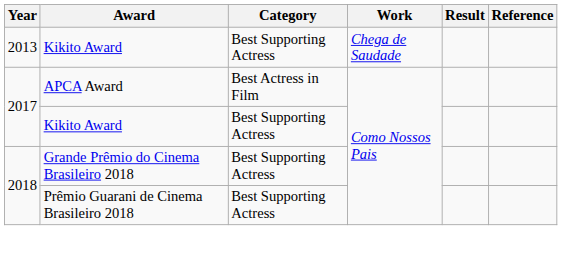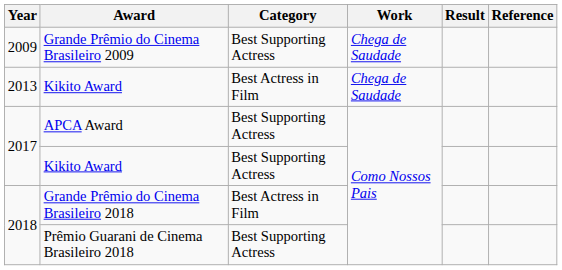+ row: (22, 47)
(278, 47) Best Supporting Actress -> (275, 86) Best Actress in Film
(275, 86) Best Actress in Film -> (278, 126) Best Supporting Actress
(278, 165) Best Supporting Actress -> (275, 205) Best Actress in Film
